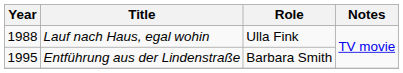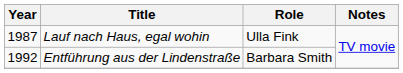(22, 36) 1988 -> (22, 36) 1987
(22, 57) 1995 -> (22, 57) 1992
